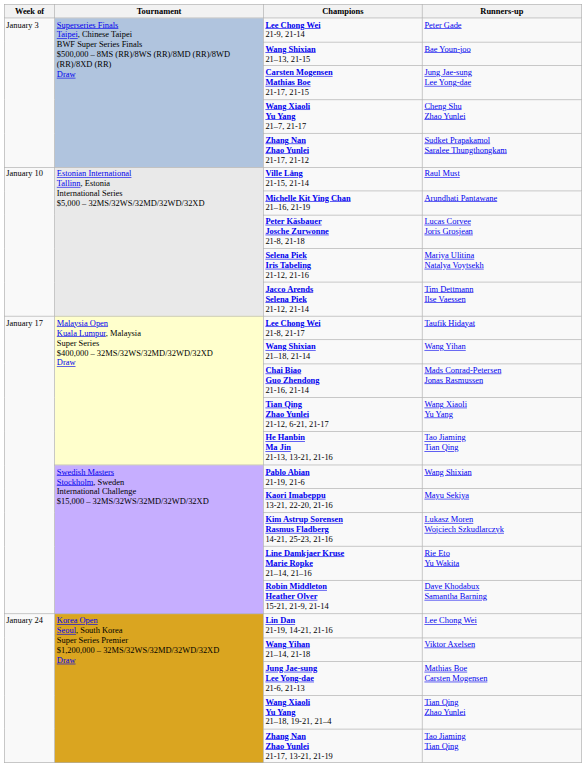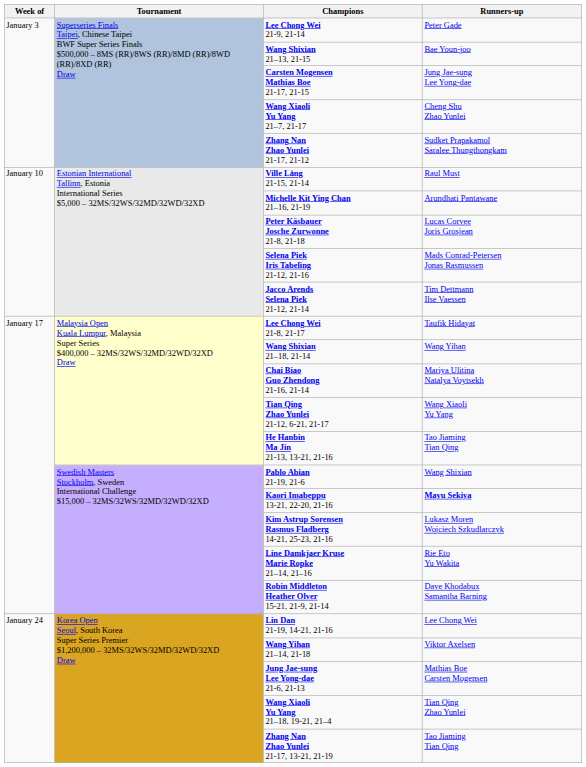(454, 260) Mariya Ulitina Natalya Voytsekh -> (463, 260) Mads Conrad-Petersen Jonas Rasmussen
(463, 375) Mads Conrad-Petersen Jonas Rasmussen -> (454, 375) Mariya Ulitina Natalya Voytsekh
(447, 495) normal -> (448, 495) bold
